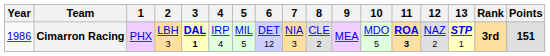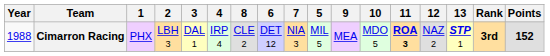columns swapped: (244, 13) <-> (319, 13)
(19, 37) 1986 -> (19, 37) 1988
(195, 37) bold -> (194, 37) normal
(526, 37) 151 -> (525, 37) 152
